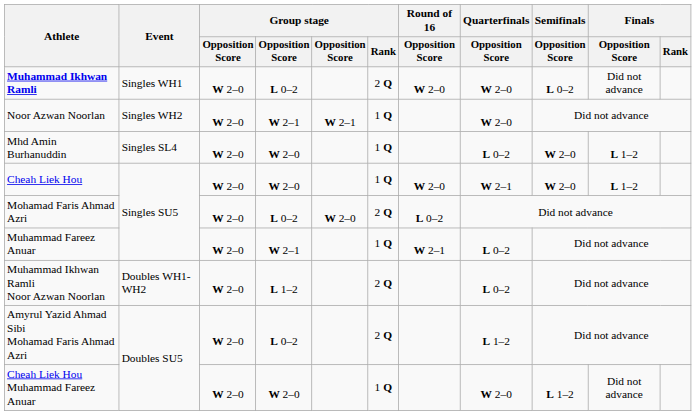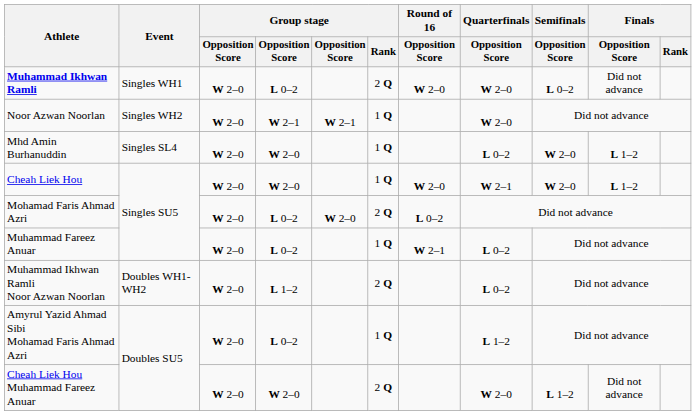(284, 251) W 2–1 -> (284, 251) L 0–2
(383, 335) 2 Q -> (383, 335) 1 Q
(383, 388) 1 Q -> (383, 388) 2 Q
